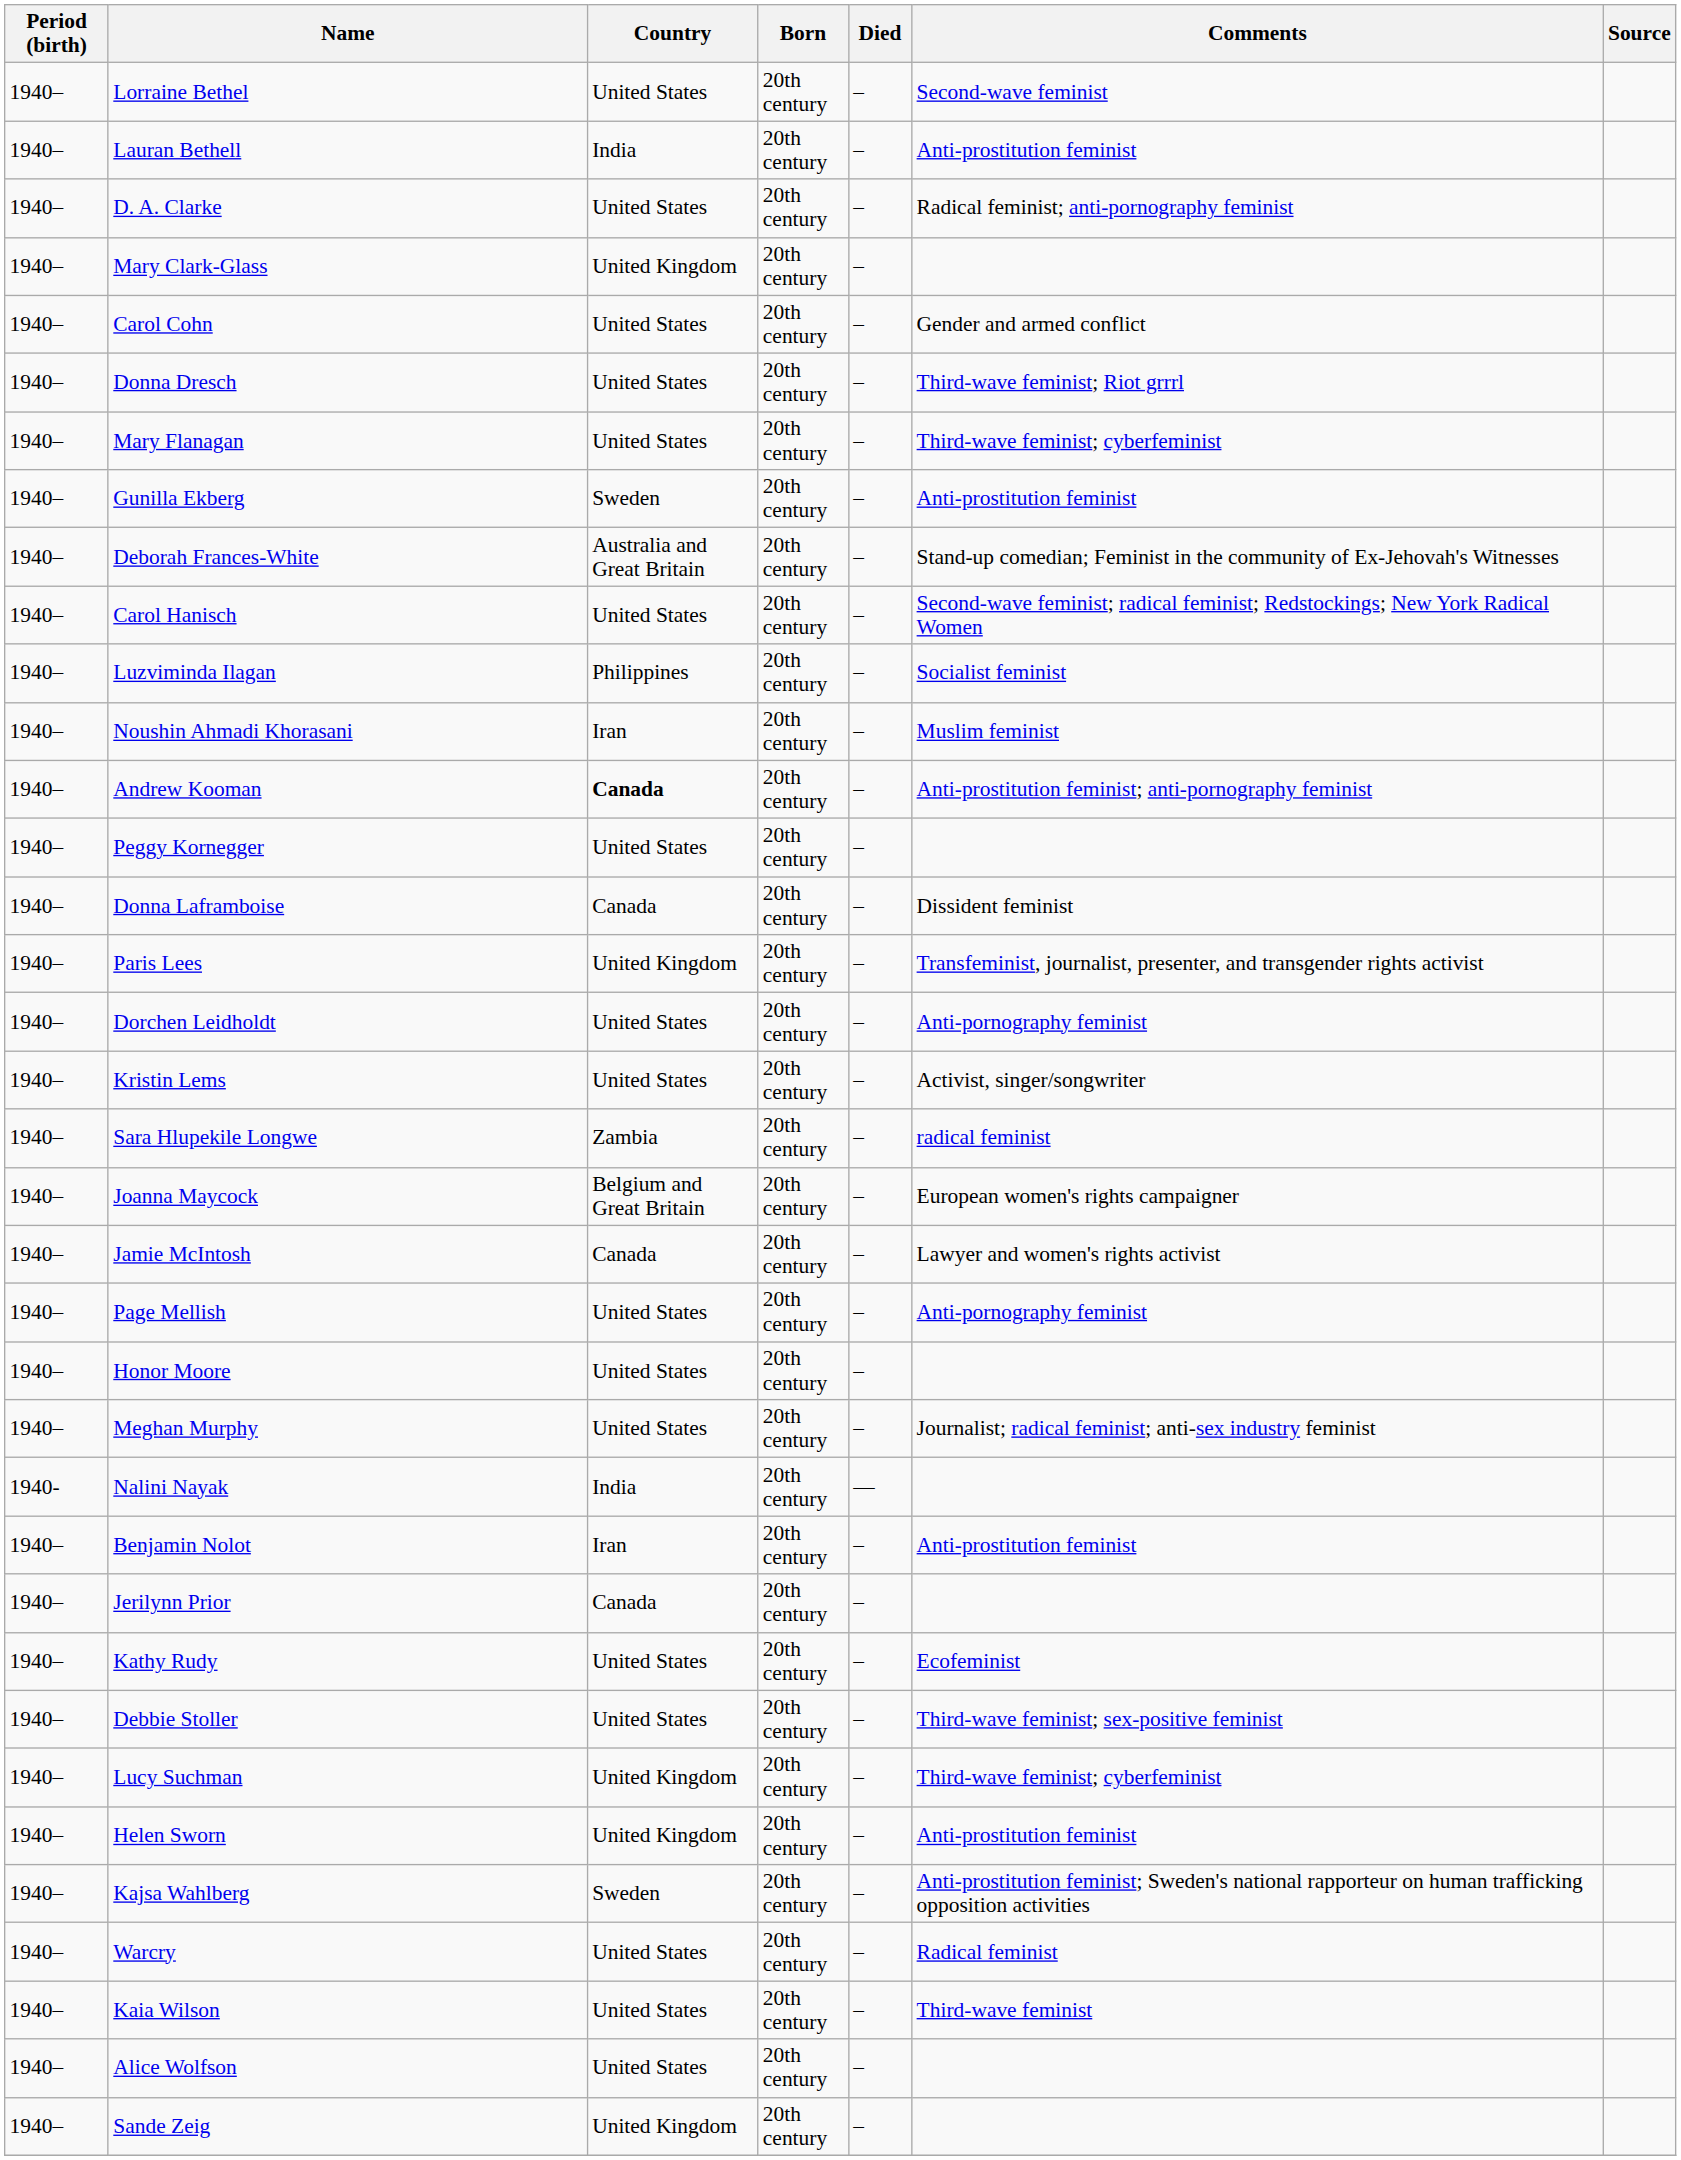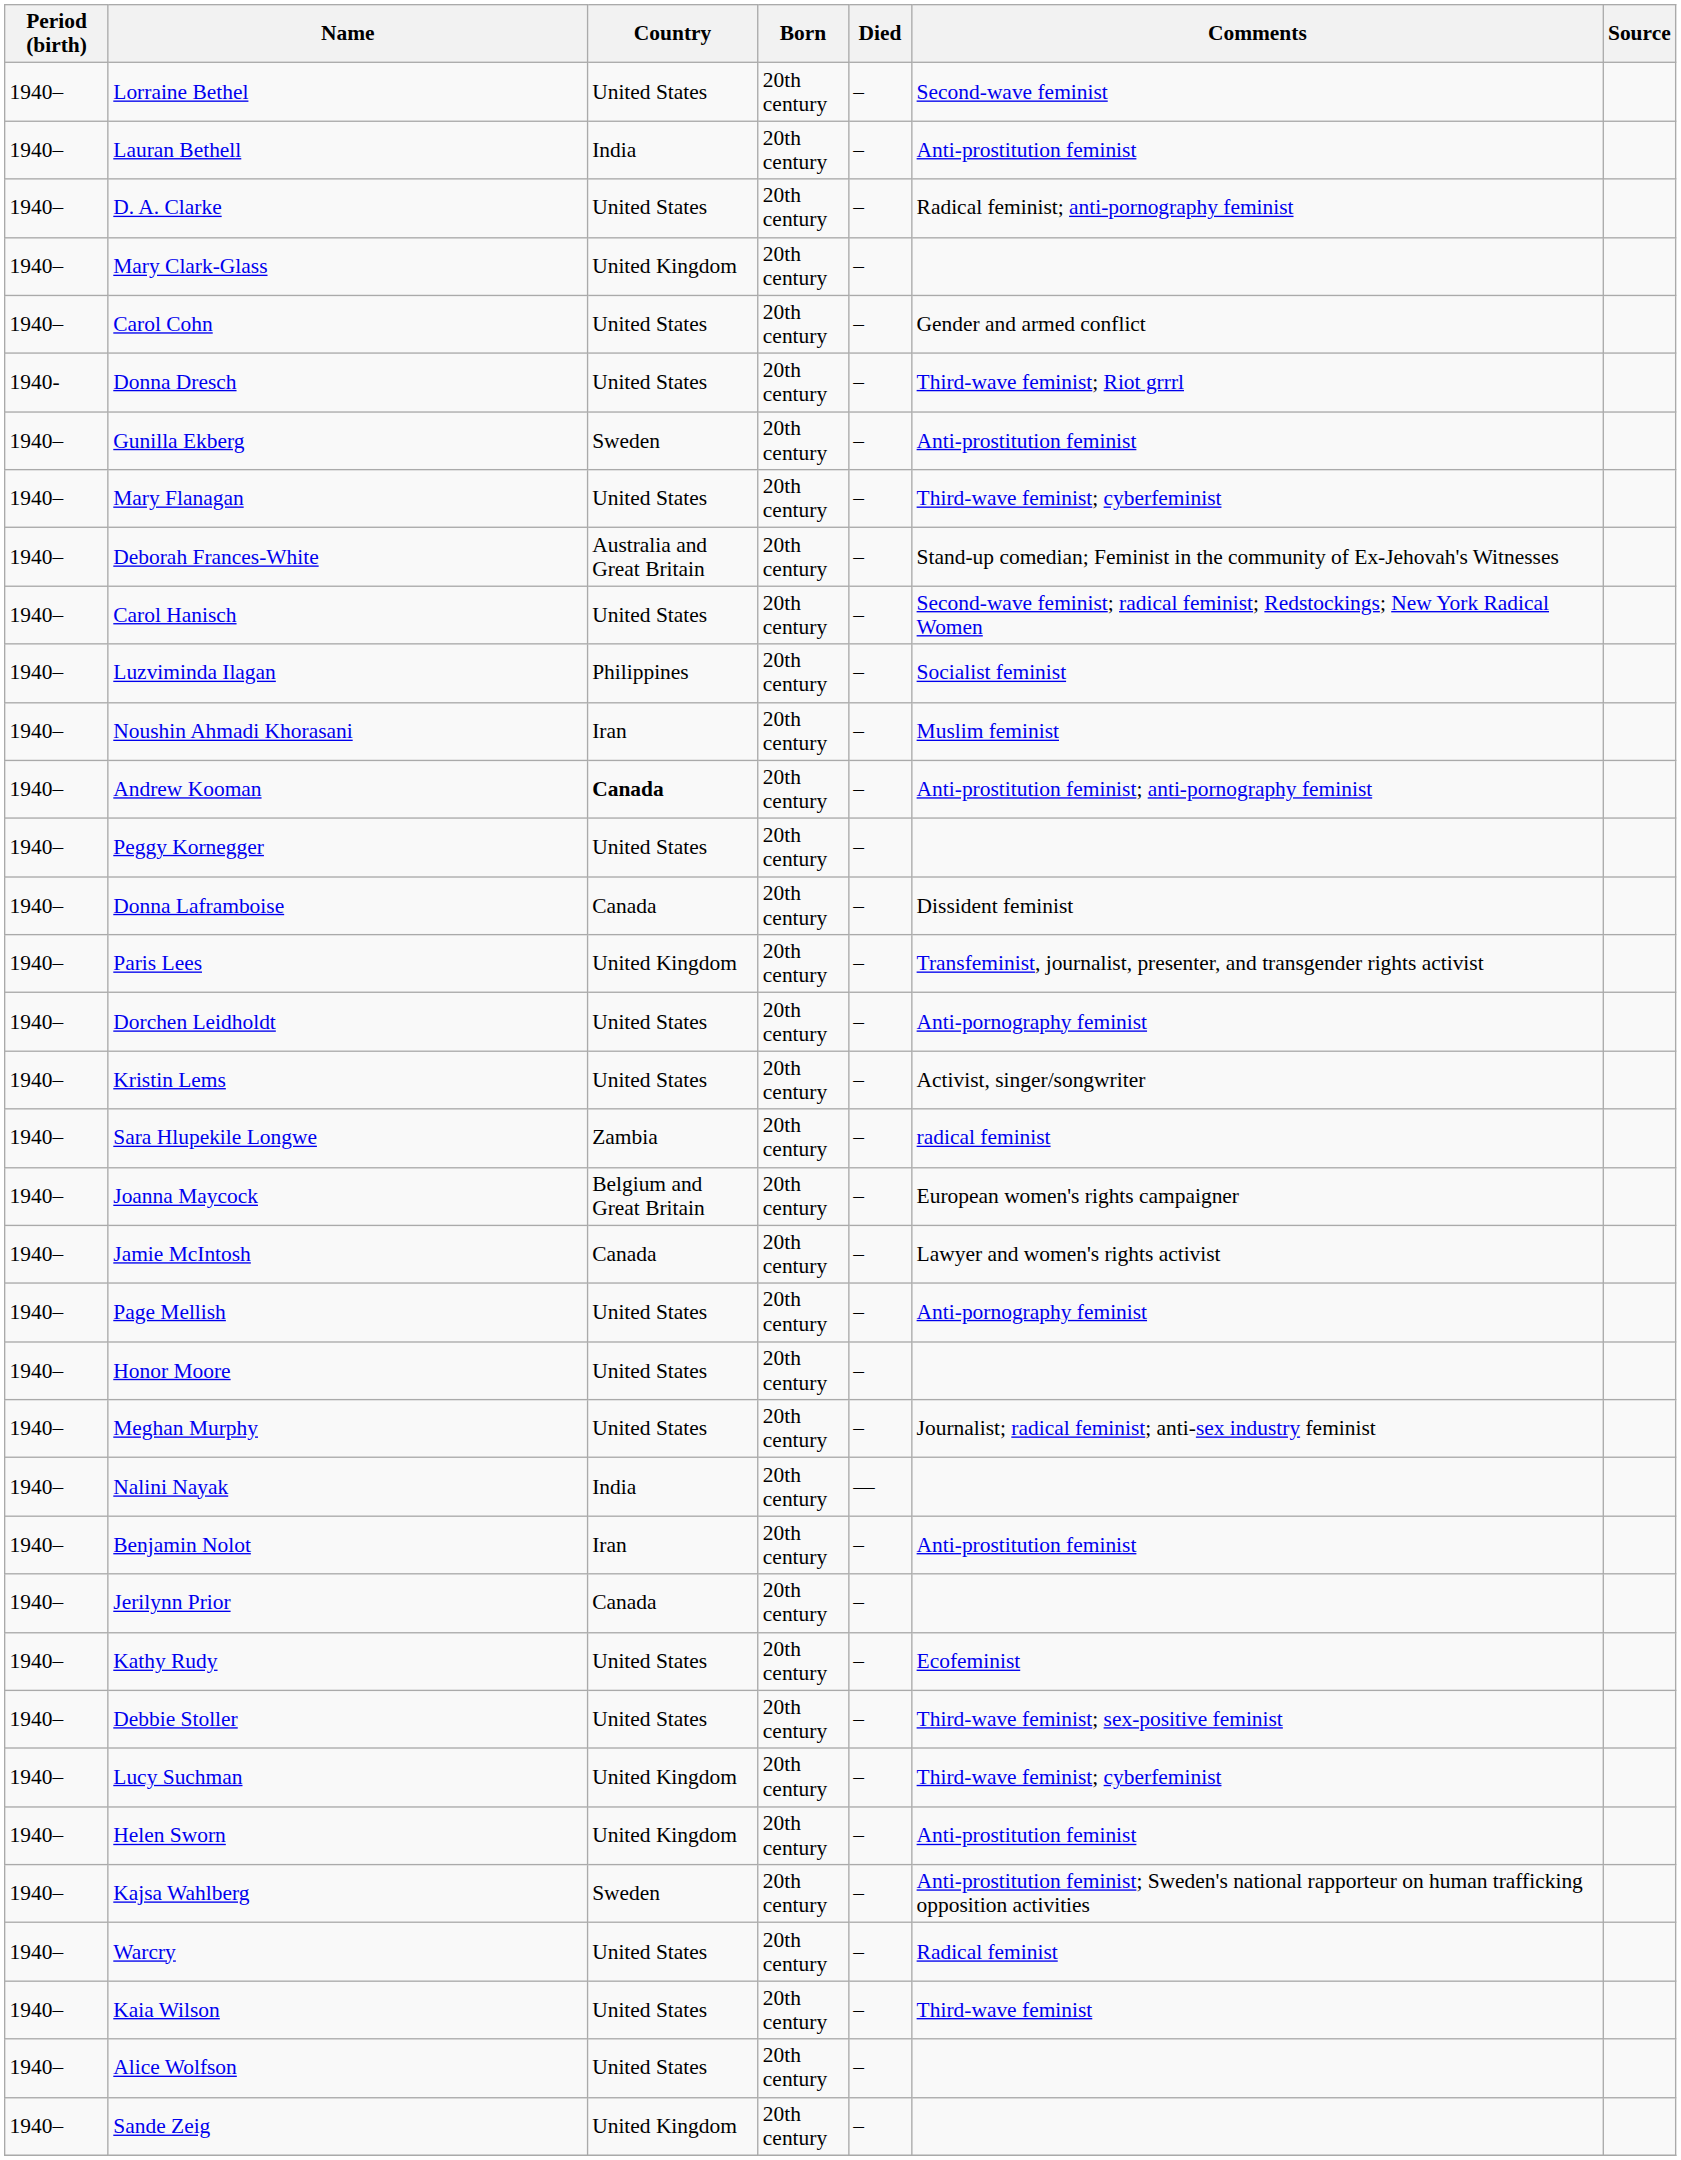(36, 382) 1940– -> (35, 382) 1940-
rows swapped: (179, 498) <-> (178, 440)
(35, 1486) 1940- -> (36, 1486) 1940–
